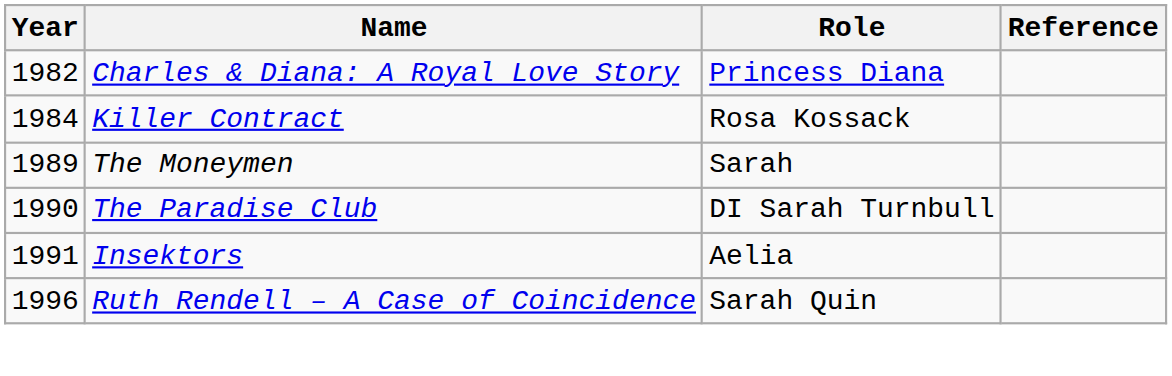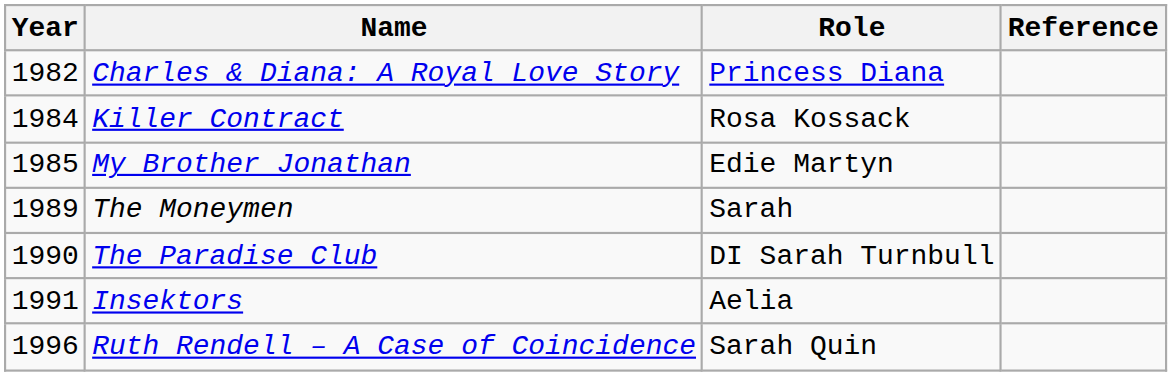+ row: (252, 165)
